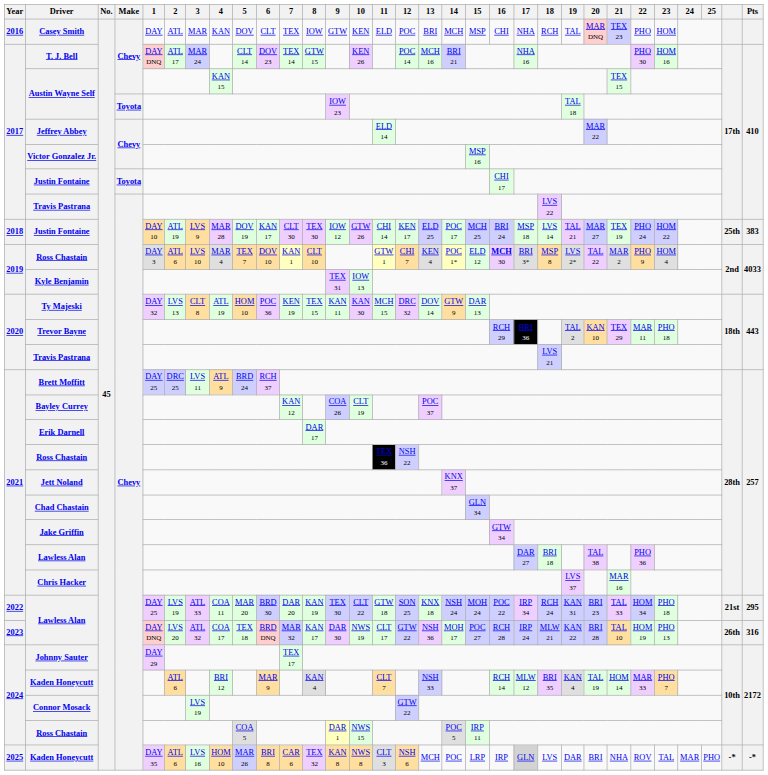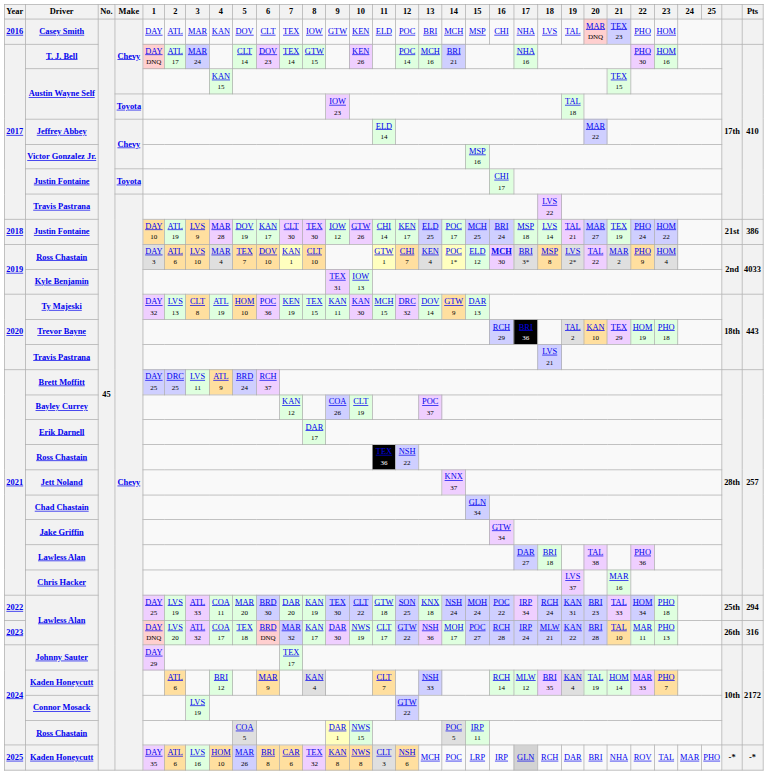(550, 31) RCH -> (550, 31) LVS
(732, 231) 25th -> (732, 231) 21st
(752, 231) 383 -> (752, 231) 386
(643, 331) MAR 11 -> (643, 331) HOM 19
(732, 607) 21st -> (732, 607) 25th
(752, 607) 295 -> (752, 607) 294
(643, 632) HOM 19 -> (643, 632) MAR 11
(550, 757) LVS -> (550, 757) RCH
